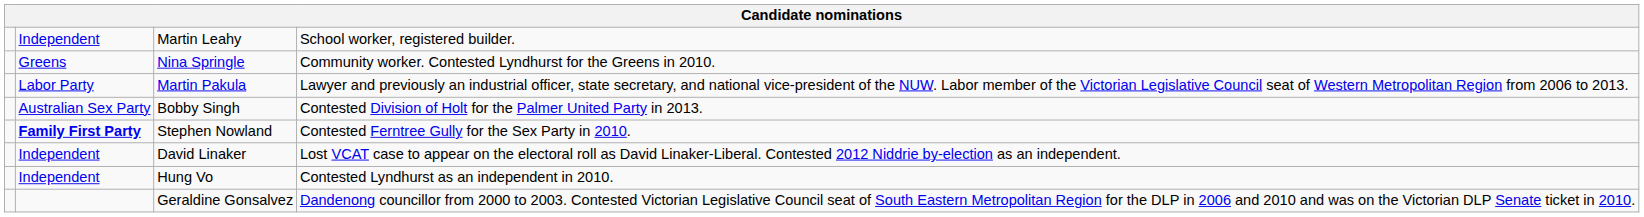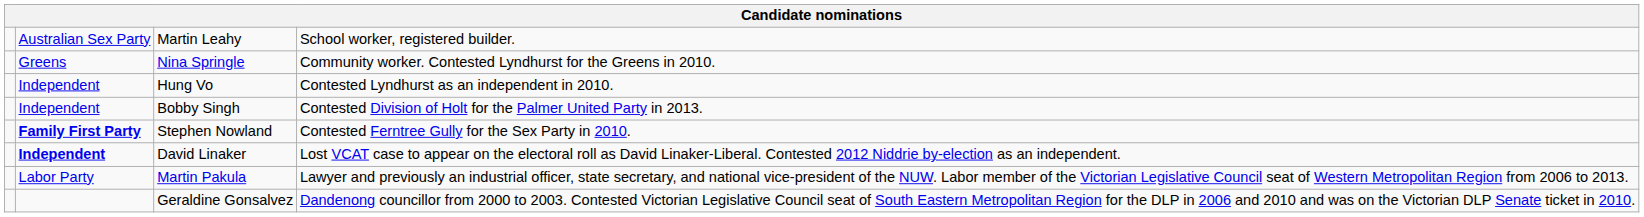(59, 39) Independent -> (85, 39) Australian Sex Party
rows swapped: (185, 177) <-> (202, 85)
(85, 108) Australian Sex Party -> (59, 108) Independent
(59, 154) normal -> (62, 154) bold
